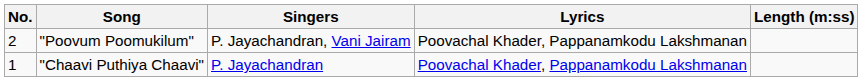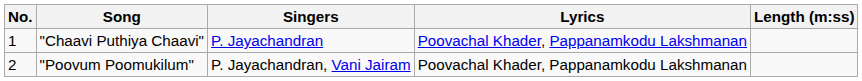rows swapped: (122, 65) <-> (117, 41)
